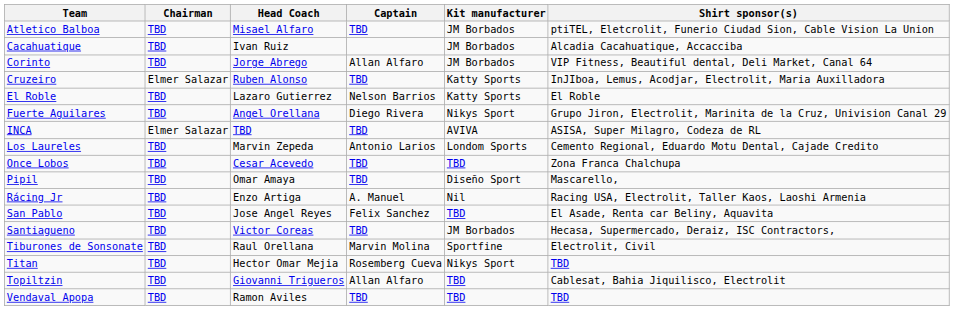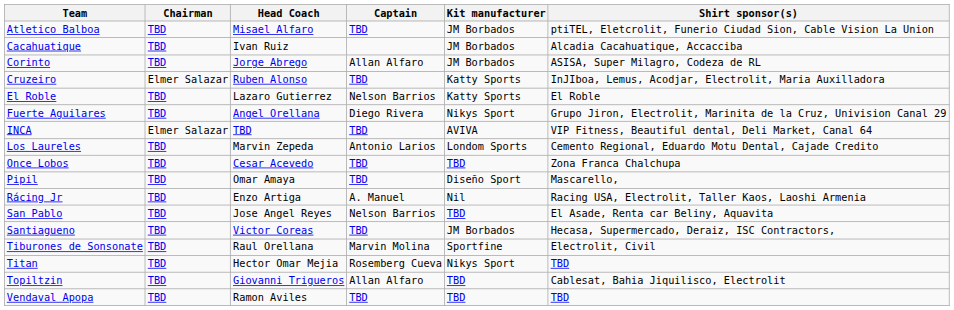(711, 63) VIP Fitness, Beautiful dental, Deli Market, Canal 64 -> (656, 63) ASISA, Super Milagro, Codeza de RL
(656, 130) ASISA, Super Milagro, Codeza de RL -> (711, 130) VIP Fitness, Beautiful dental, Deli Market, Canal 64
(389, 214) Felix Sanchez -> (393, 214) Nelson Barrios
